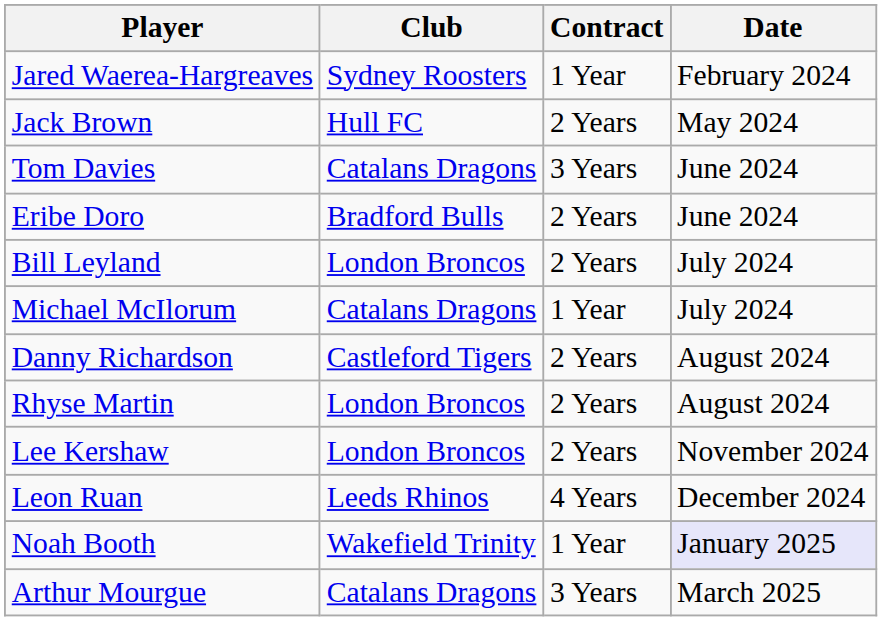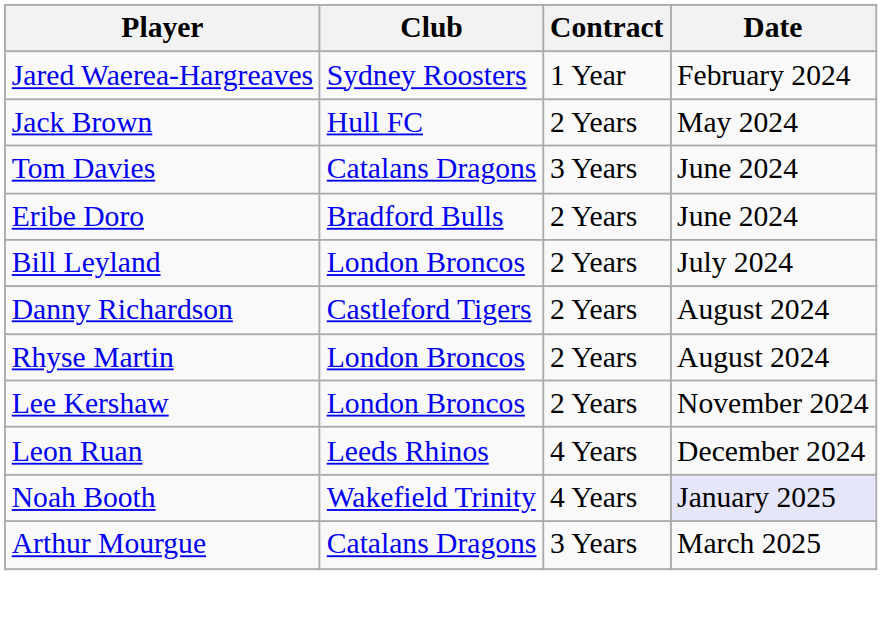- row: (124, 309)
(588, 544) 1 Year -> (594, 497) 4 Years
